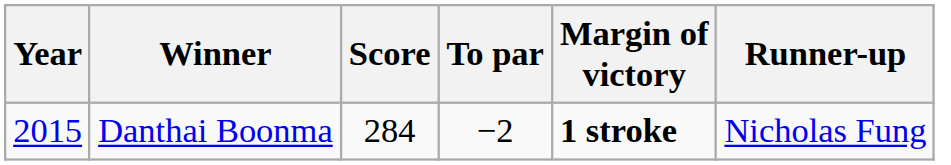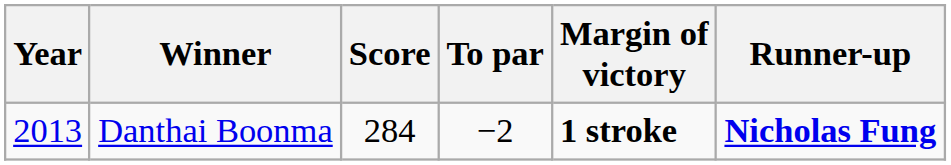(48, 130) 2015 -> (48, 130) 2013
(825, 130) normal -> (830, 130) bold
